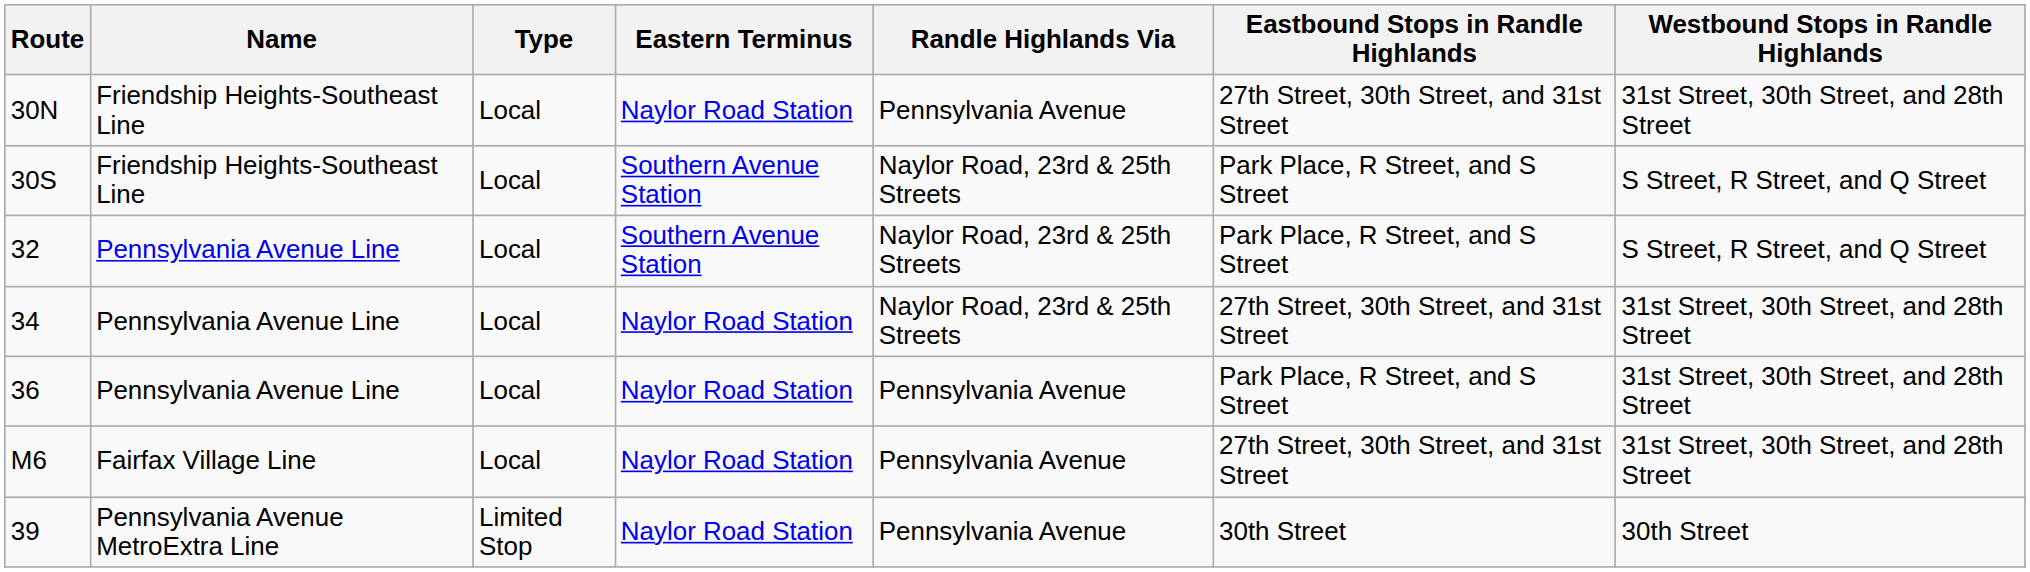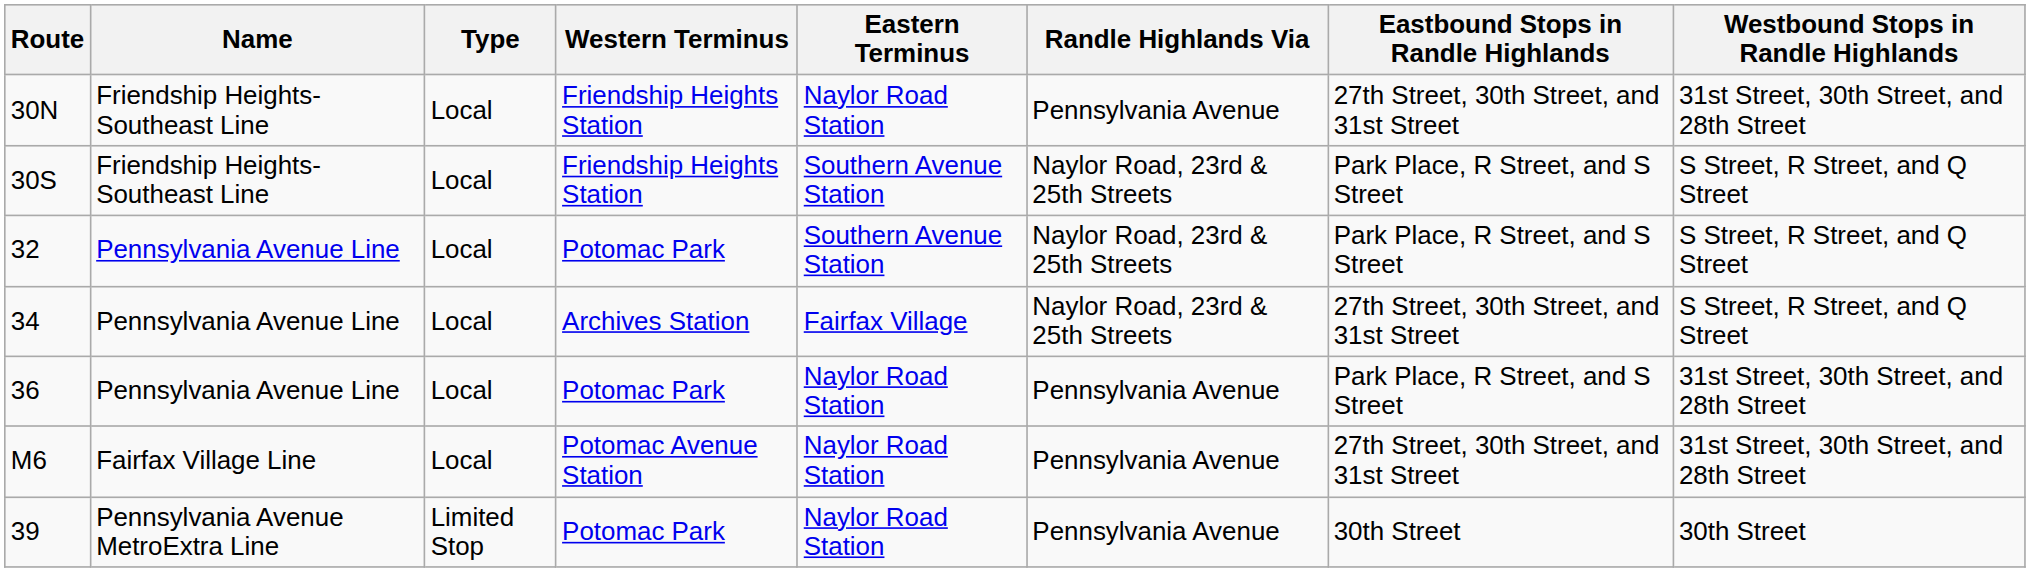+ column: (677, 39)
(737, 320) Naylor Road Station -> (886, 320) Fairfax Village
(1813, 320) 31st Street, 30th Street, and 28th Street -> (1823, 320) S Street, R Street, and Q Street
